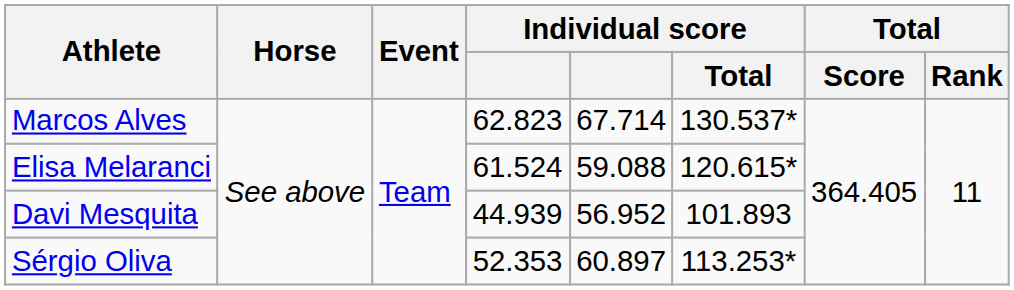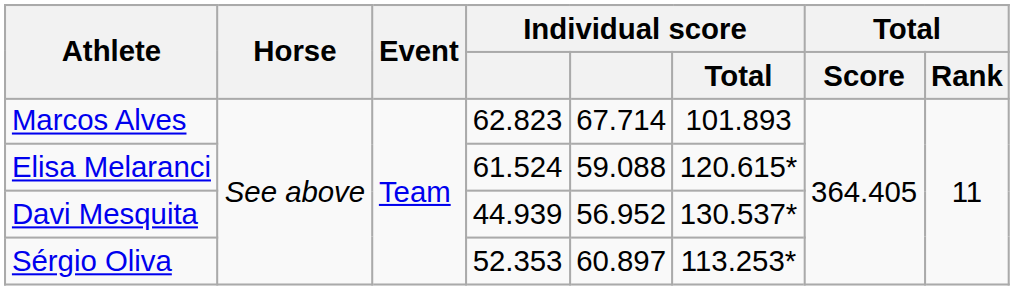(739, 121) 130.537* -> (739, 121) 101.893
(739, 214) 101.893 -> (739, 214) 130.537*
